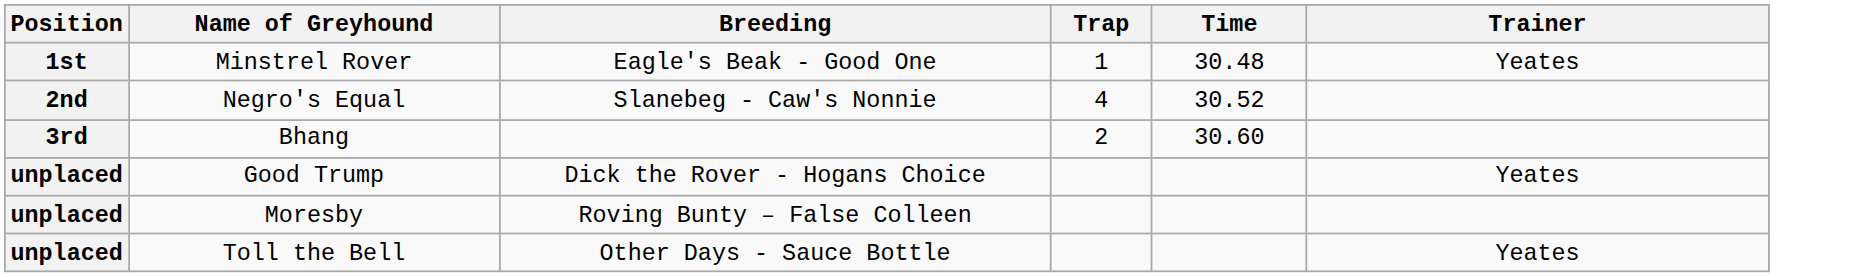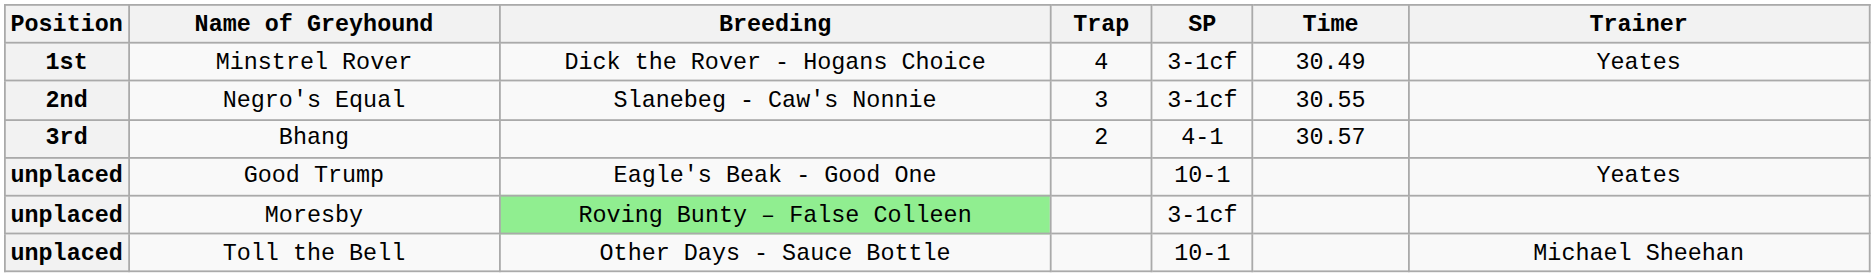+ column: (1202, 24)
(775, 62) Eagle's Beak - Good One -> (775, 62) Dick the Rover - Hogans Choice
(1101, 62) 1 -> (1101, 62) 4
(1229, 62) 30.48 -> (1331, 62) 30.49
(1101, 100) 4 -> (1101, 100) 3
(1229, 100) 30.52 -> (1331, 100) 30.55
(1229, 138) 30.60 -> (1331, 138) 30.57
(775, 177) Dick the Rover - Hogans Choice -> (775, 177) Eagle's Beak - Good One
(775, 215) no background -> (775, 215) lightgreen background
(1538, 253) Yeates -> (1639, 253) Michael Sheehan
